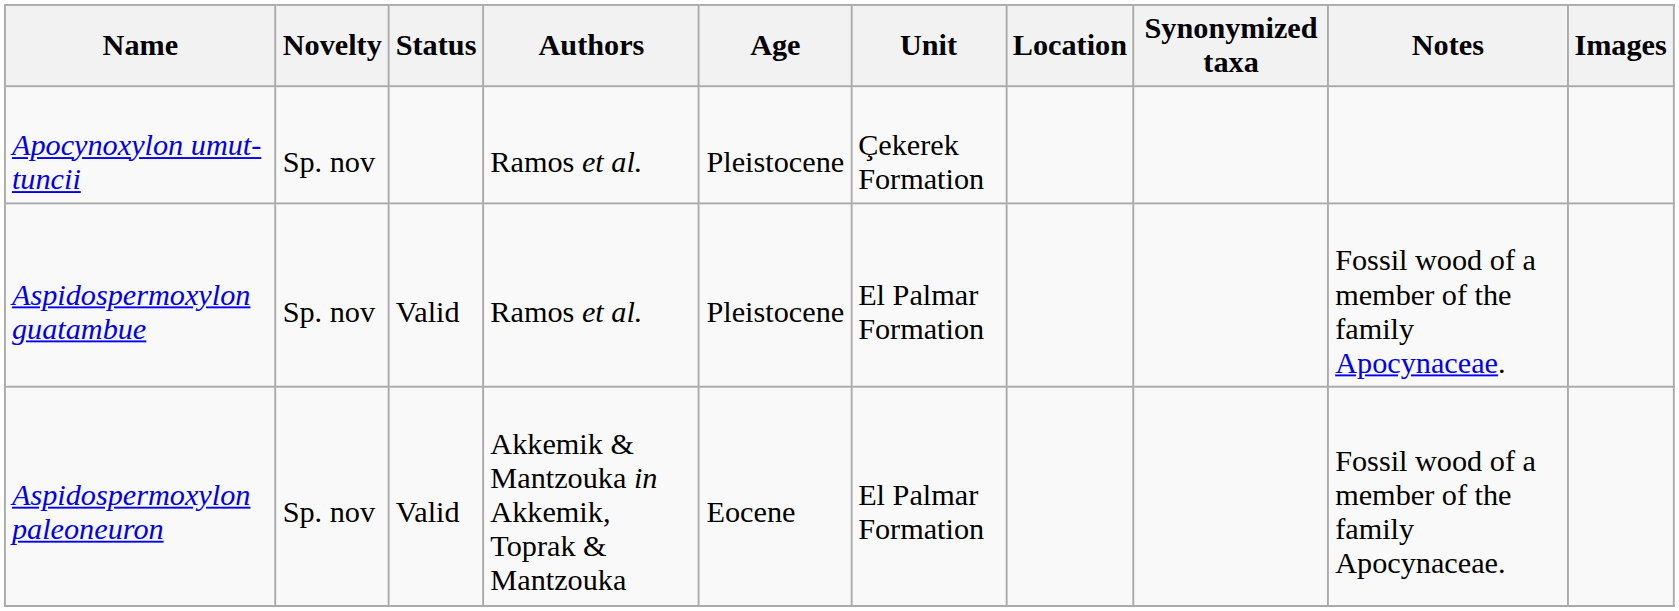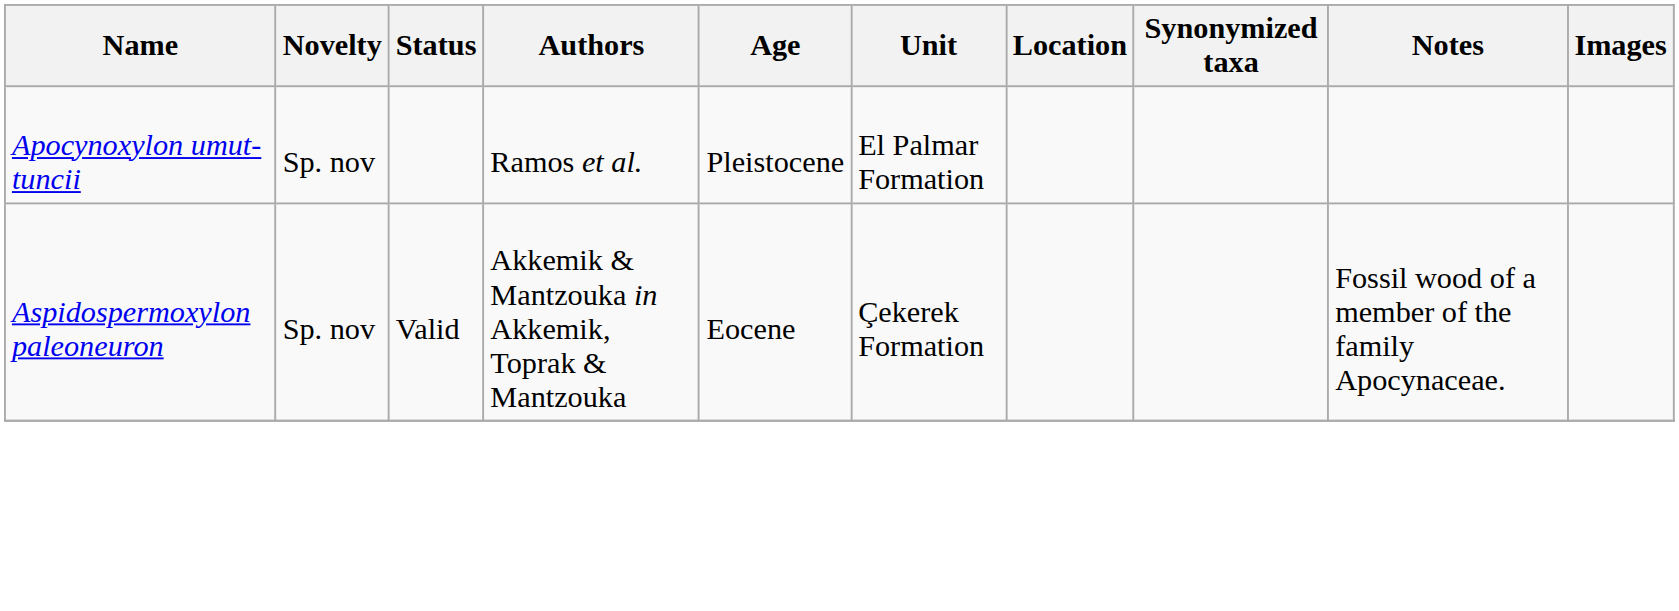(921, 161) Çekerek Formation -> (921, 161) El Palmar Formation
- row: (131, 311)
(921, 512) El Palmar Formation -> (921, 328) Çekerek Formation
